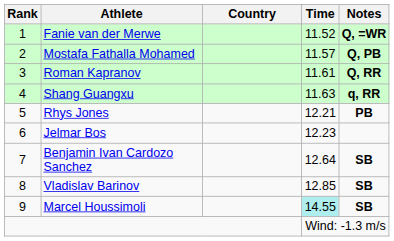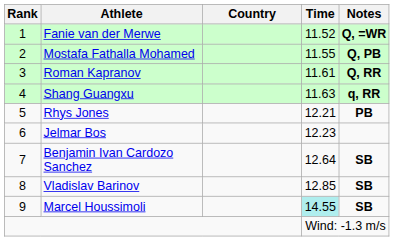(320, 53) 11.57 -> (320, 53) 11.55
